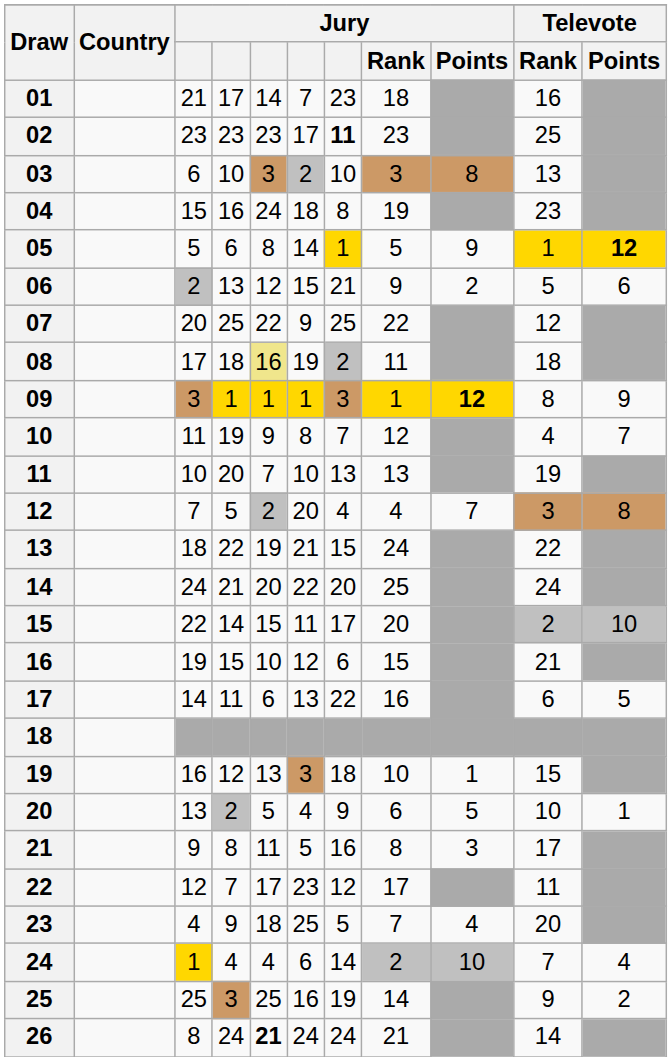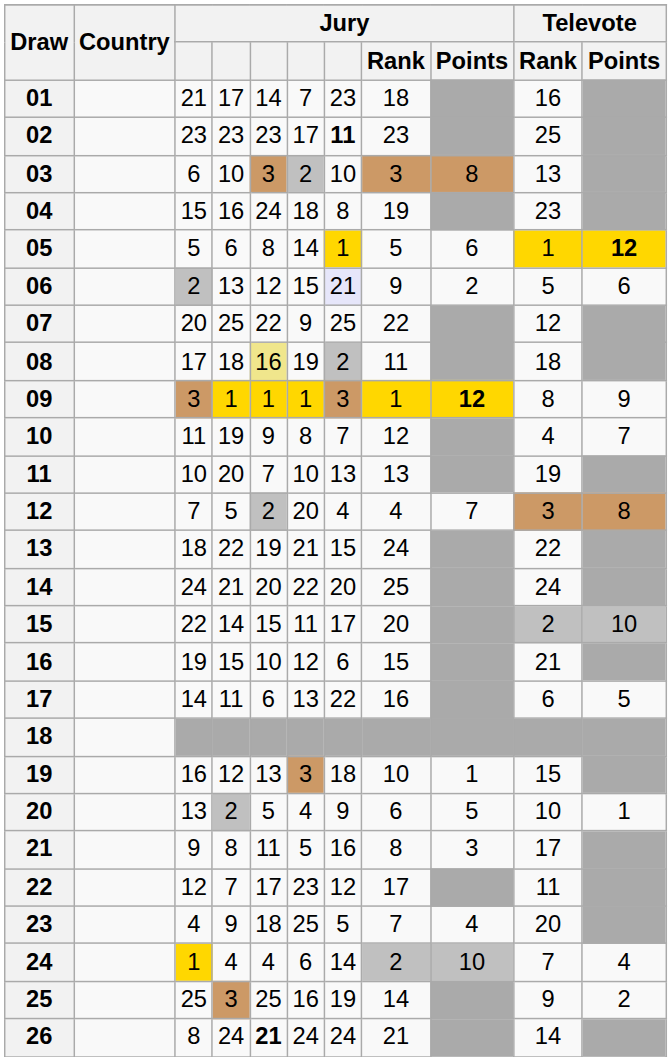(472, 248) 9 -> (472, 248) 6
(343, 286) no background -> (343, 286) lavender background
